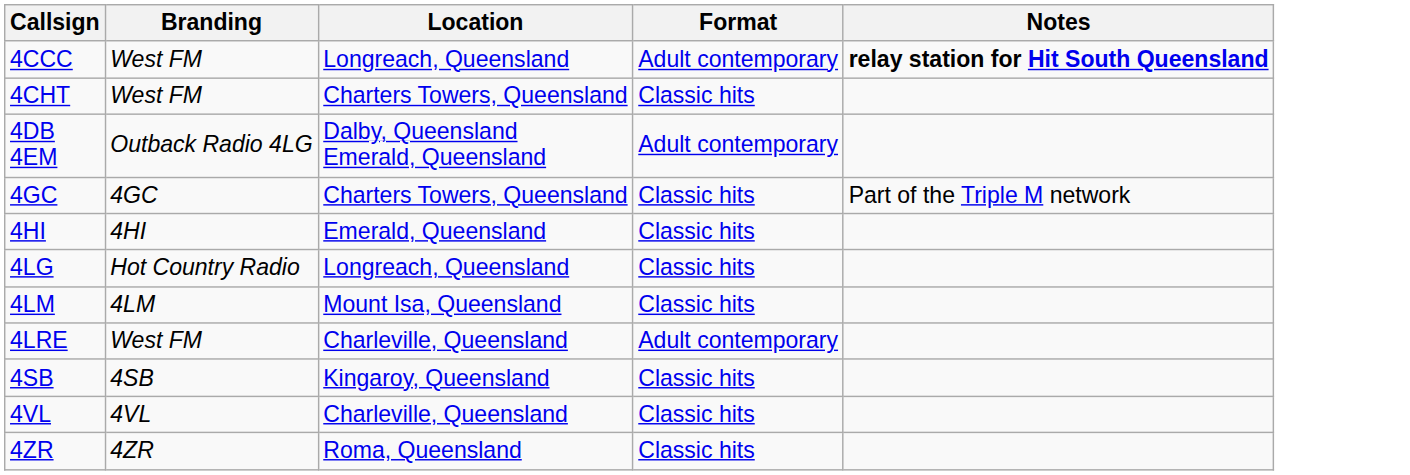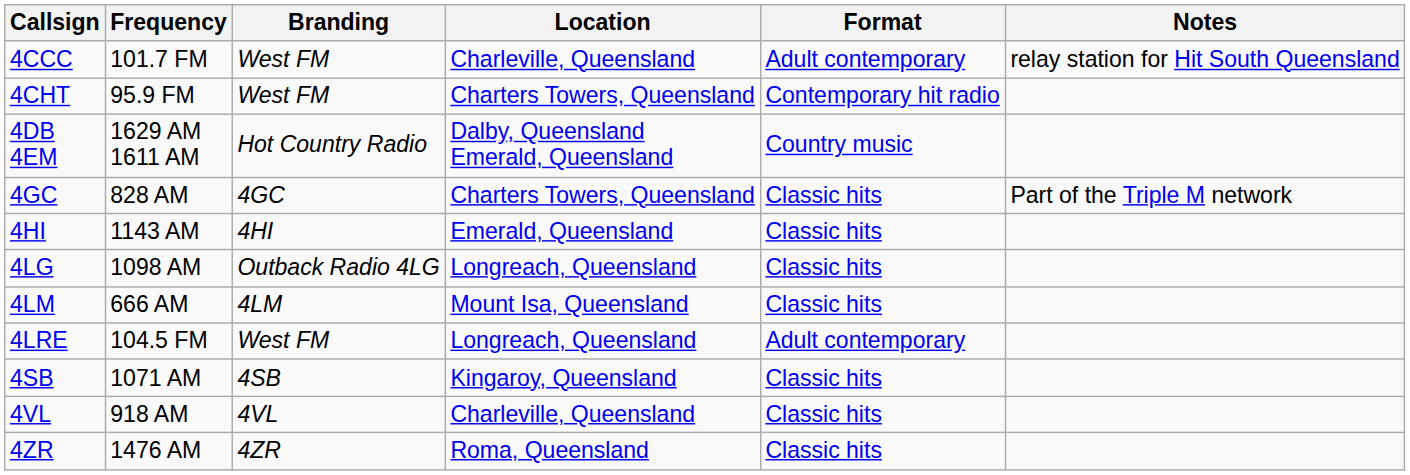+ column: (169, 22)
(446, 59) Longreach, Queensland -> (573, 59) Charleville, Queensland
(1059, 59) bold -> (1205, 59) normal
(697, 95) Classic hits -> (883, 95) Contemporary hit radio
(211, 145) Outback Radio 4LG -> (332, 145) Hot Country Radio
(738, 145) Adult contemporary -> (839, 145) Country music
(205, 267) Hot Country Radio -> (339, 267) Outback Radio 4LG
(446, 341) Charleville, Queensland -> (573, 341) Longreach, Queensland
